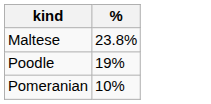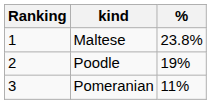+ column: (37, 16)
(110, 87) 10% -> (175, 87) 11%
